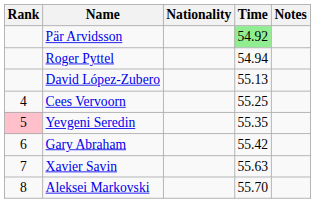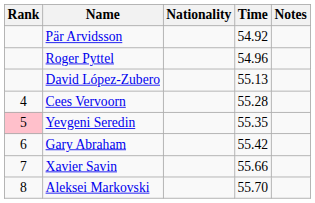(253, 36) lightgreen background -> (253, 36) no background
(253, 58) 54.94 -> (253, 58) 54.96
(253, 101) 55.25 -> (253, 101) 55.28
(253, 166) 55.63 -> (253, 166) 55.66
